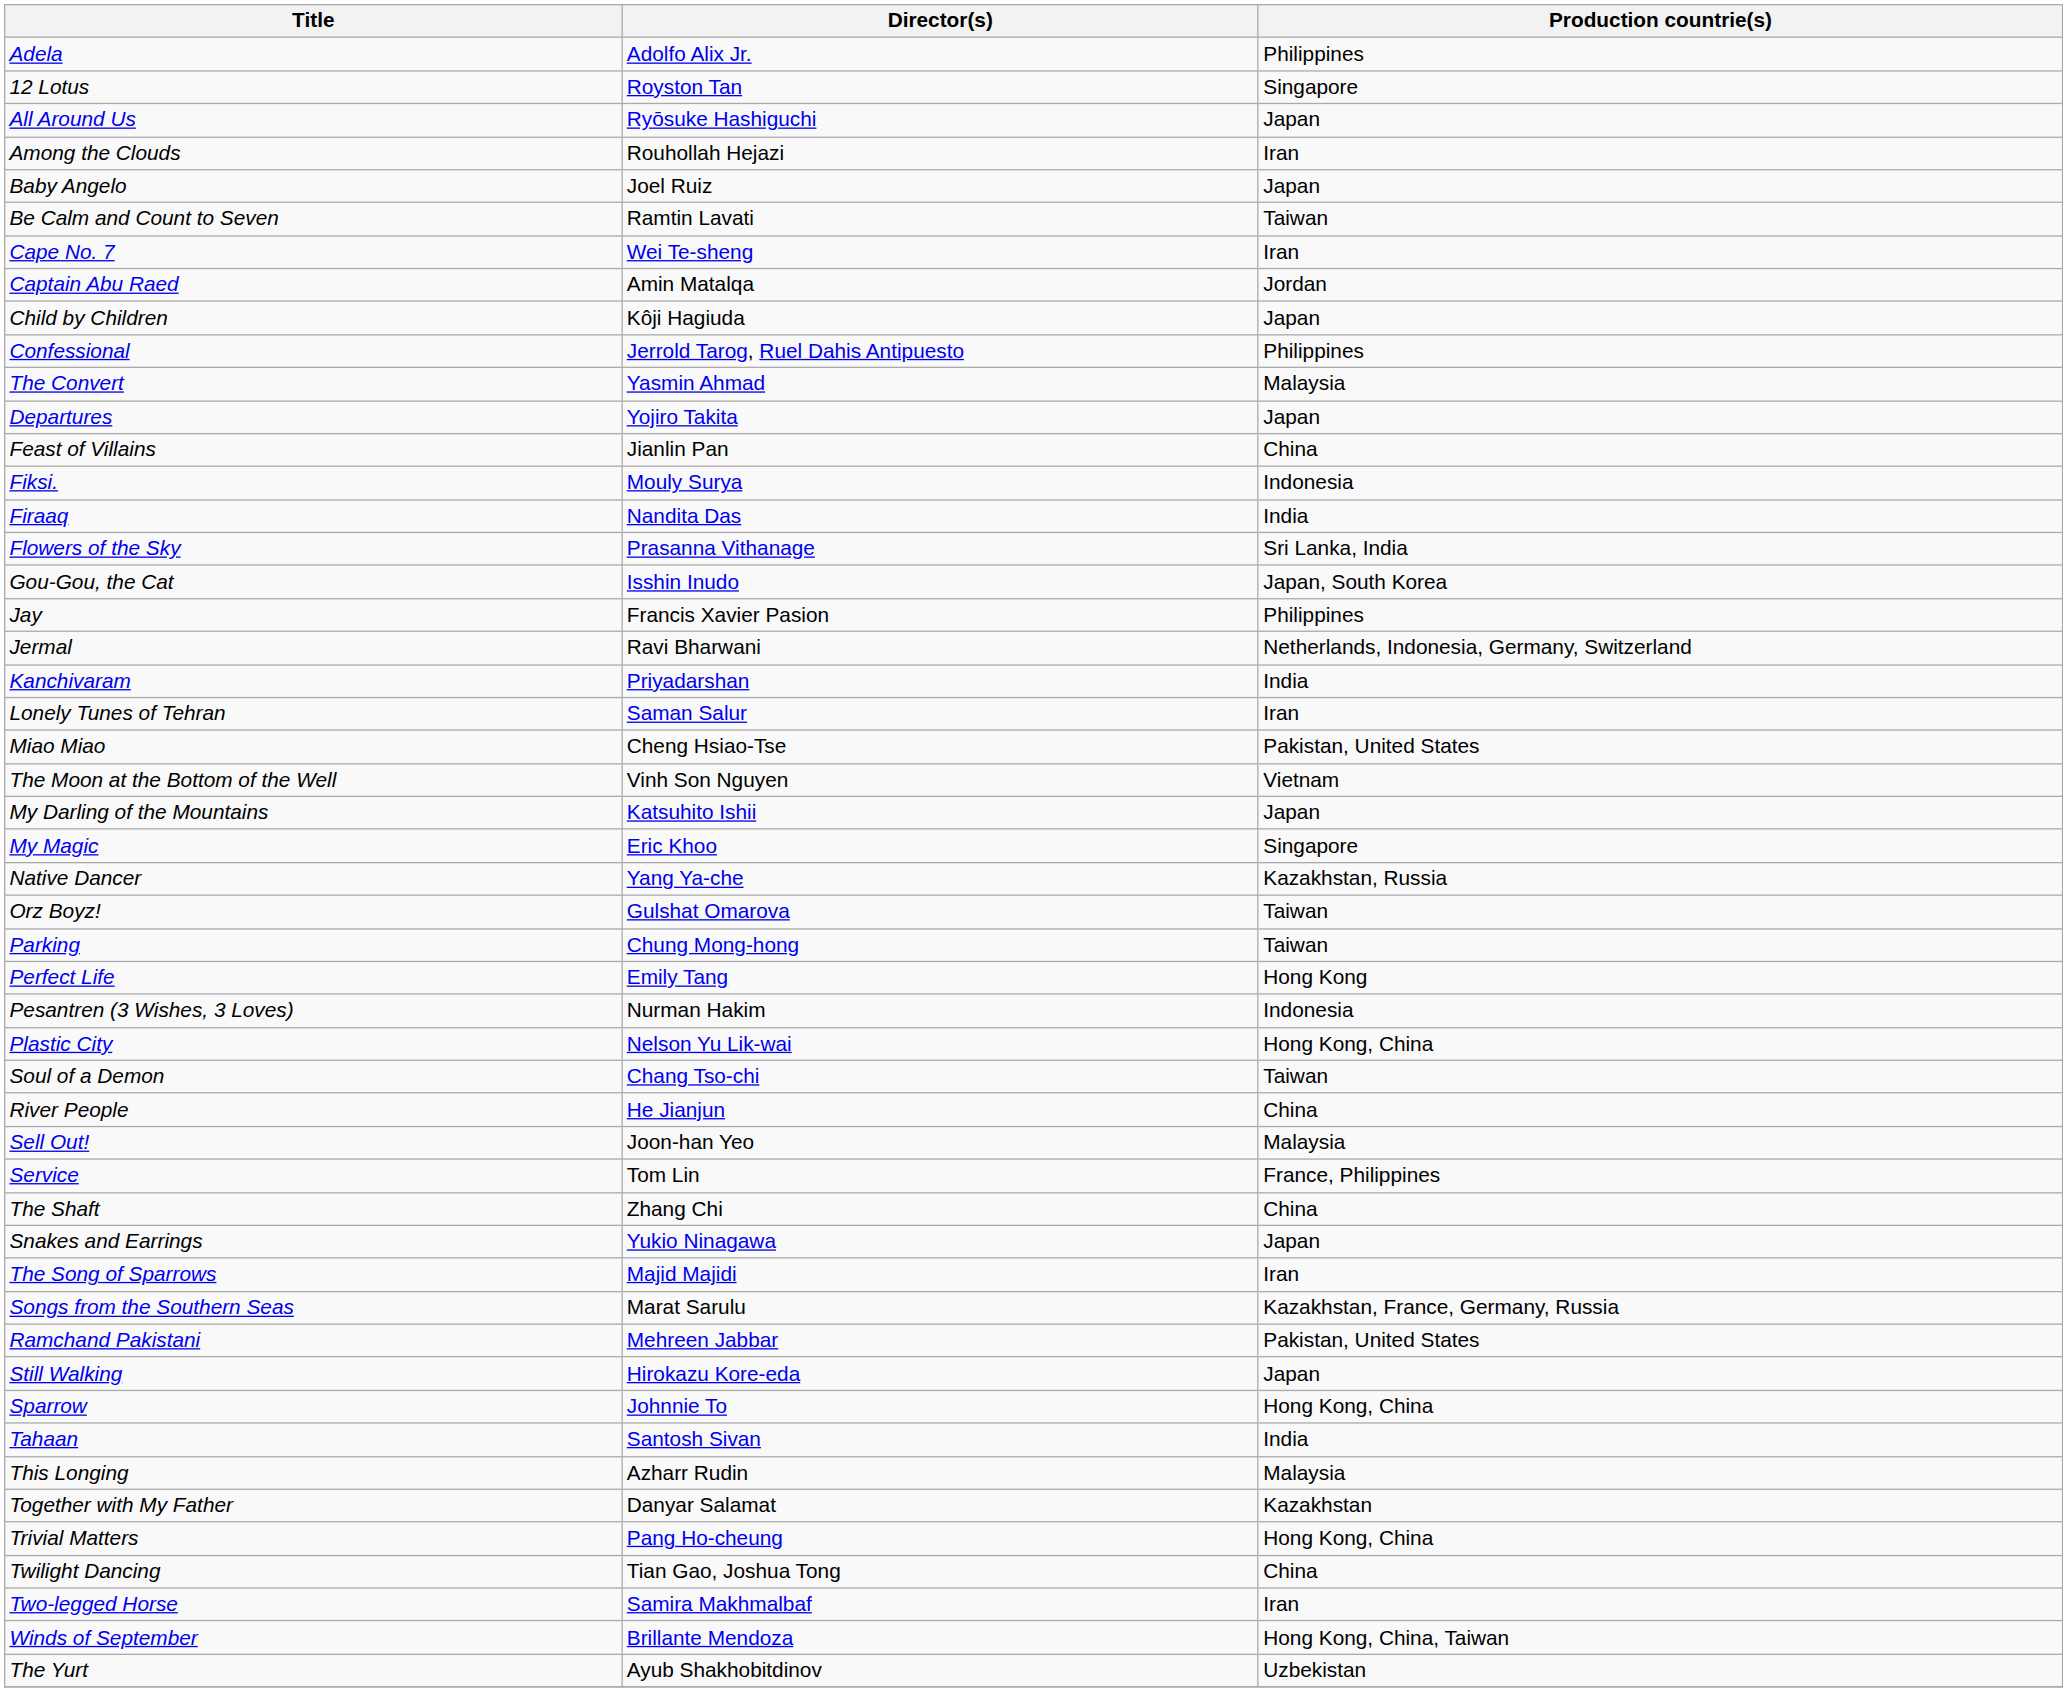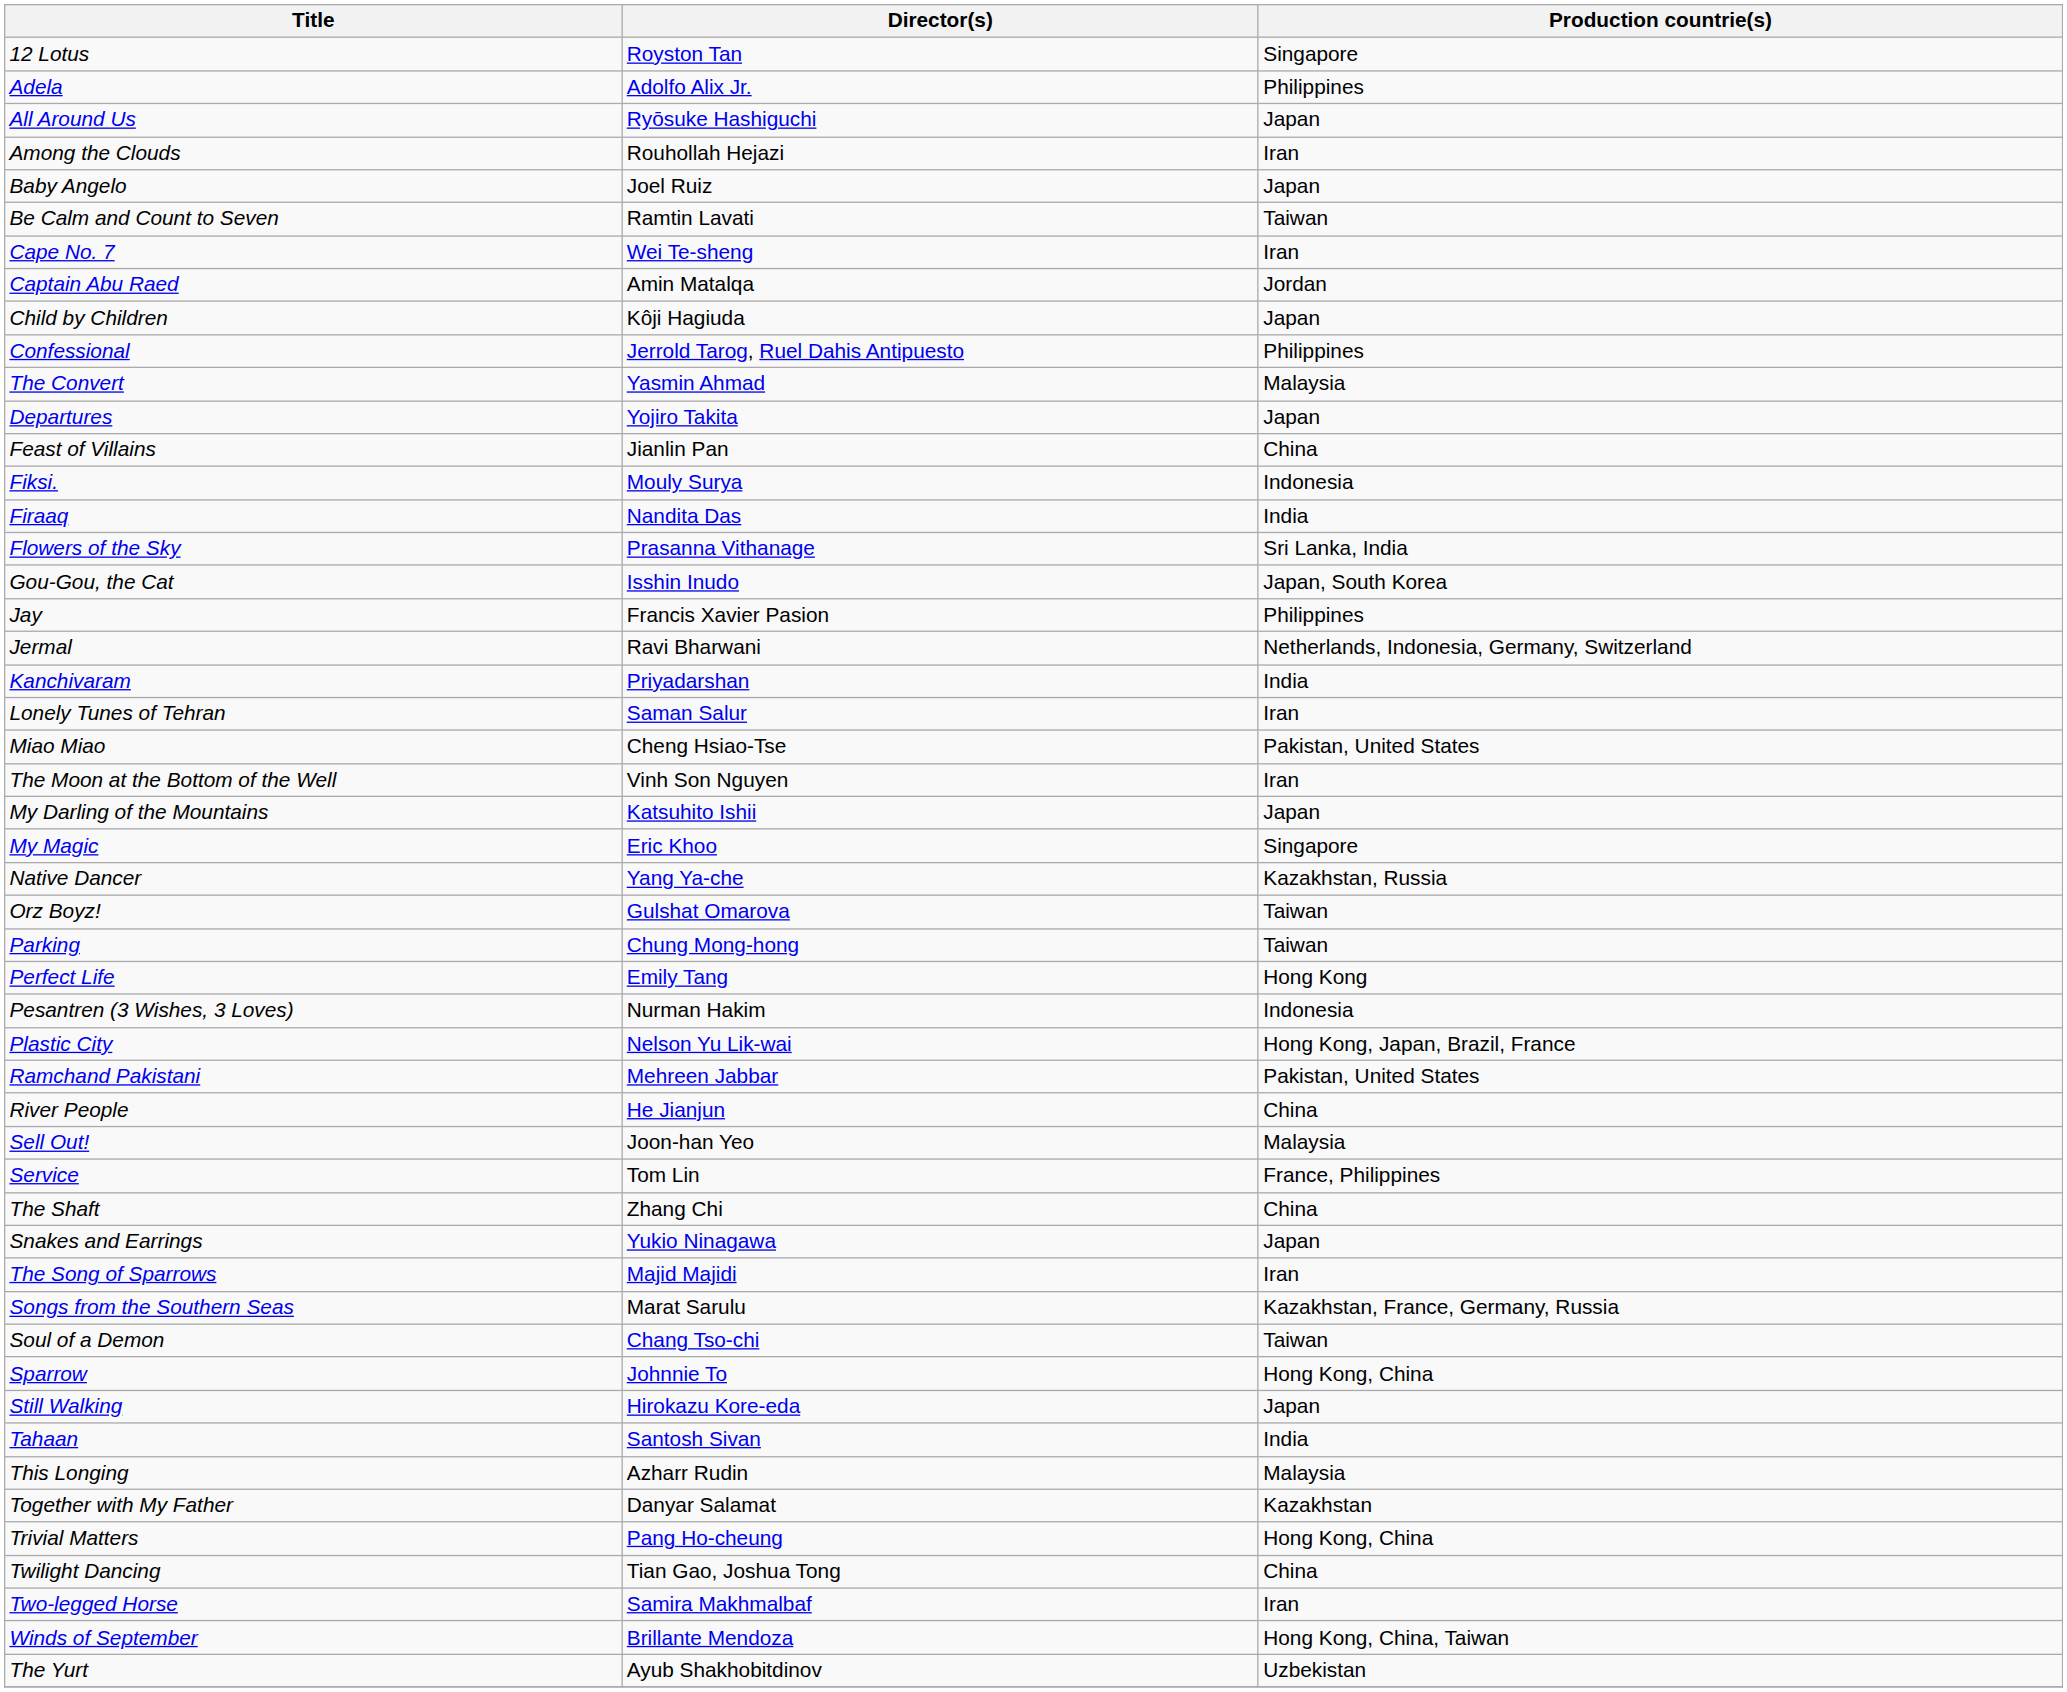rows swapped: (49, 86) <-> (36, 53)
(1301, 779) Vietnam -> (1281, 779) Iran
(1348, 1043) Hong Kong, China -> (1419, 1043) Hong Kong, Japan, Brazil, France
rows swapped: (105, 1340) <-> (87, 1076)
rows swapped: (48, 1406) <-> (66, 1373)
